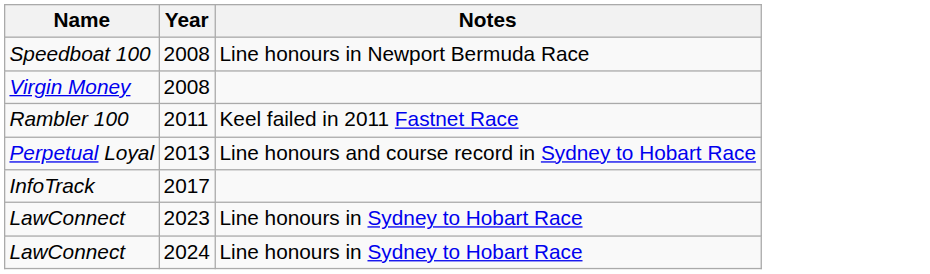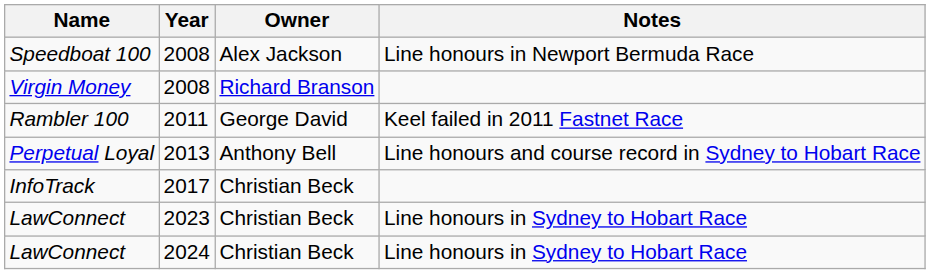+ column: (297, 20)
